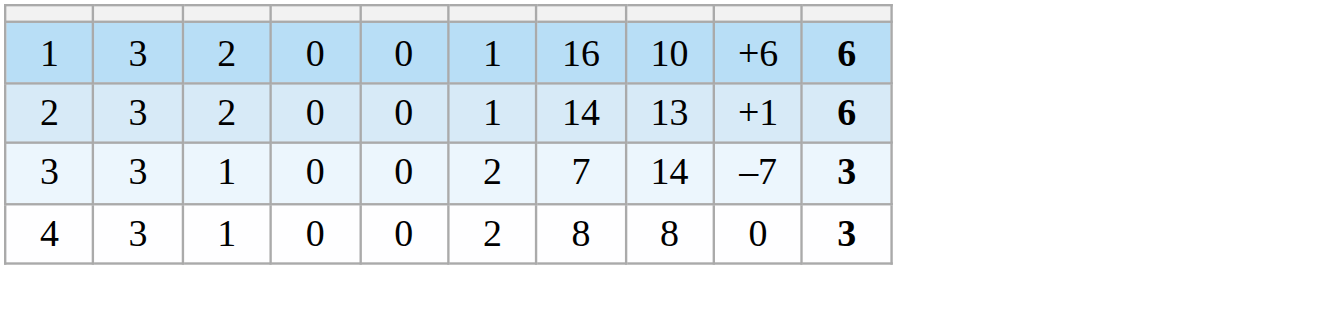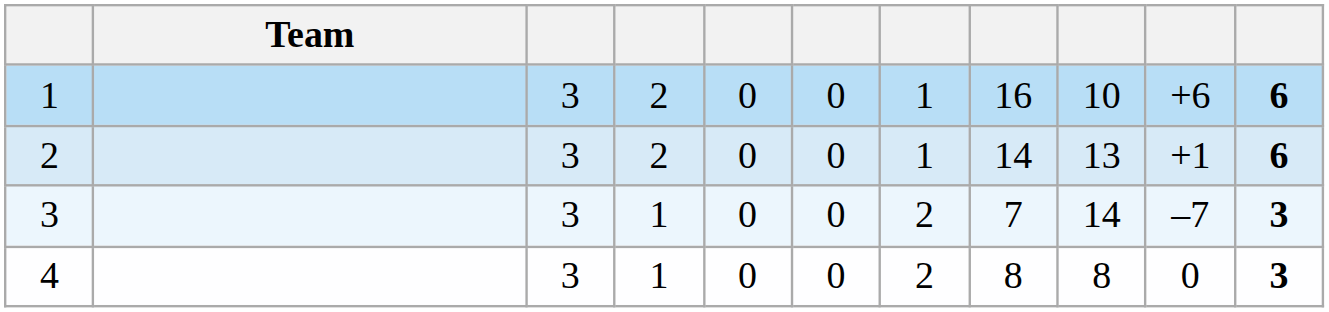+ column: (310, 34)
